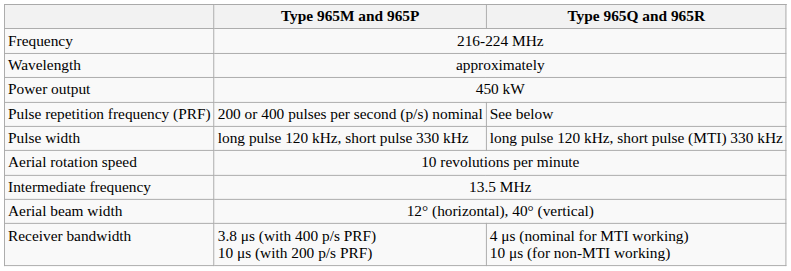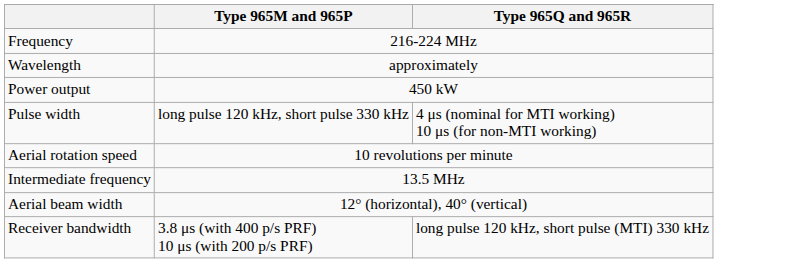- row: (109, 114)
(636, 138) long pulse 120 kHz, short pulse (MTI) 330 kHz -> (515, 122) 4 μs (nominal for MTI working) 10 μs (for non-MTI working)
(589, 244) 4 μs (nominal for MTI working) 10 μs (for non-MTI working) -> (562, 228) long pulse 120 kHz, short pulse (MTI) 330 kHz
